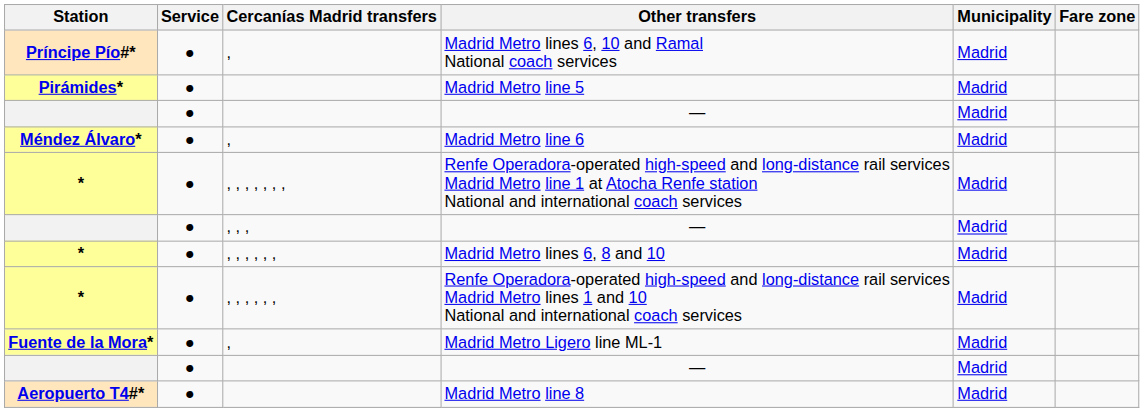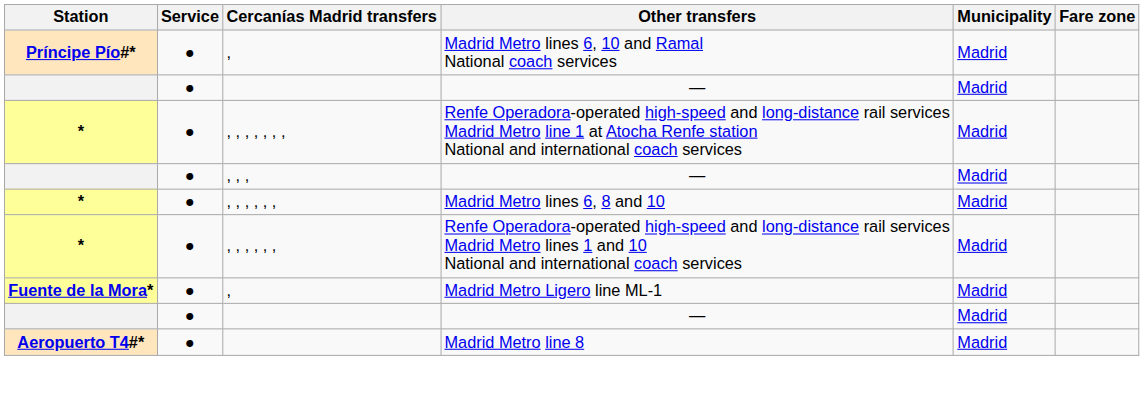- row: (332, 88)
- row: (229, 139)
